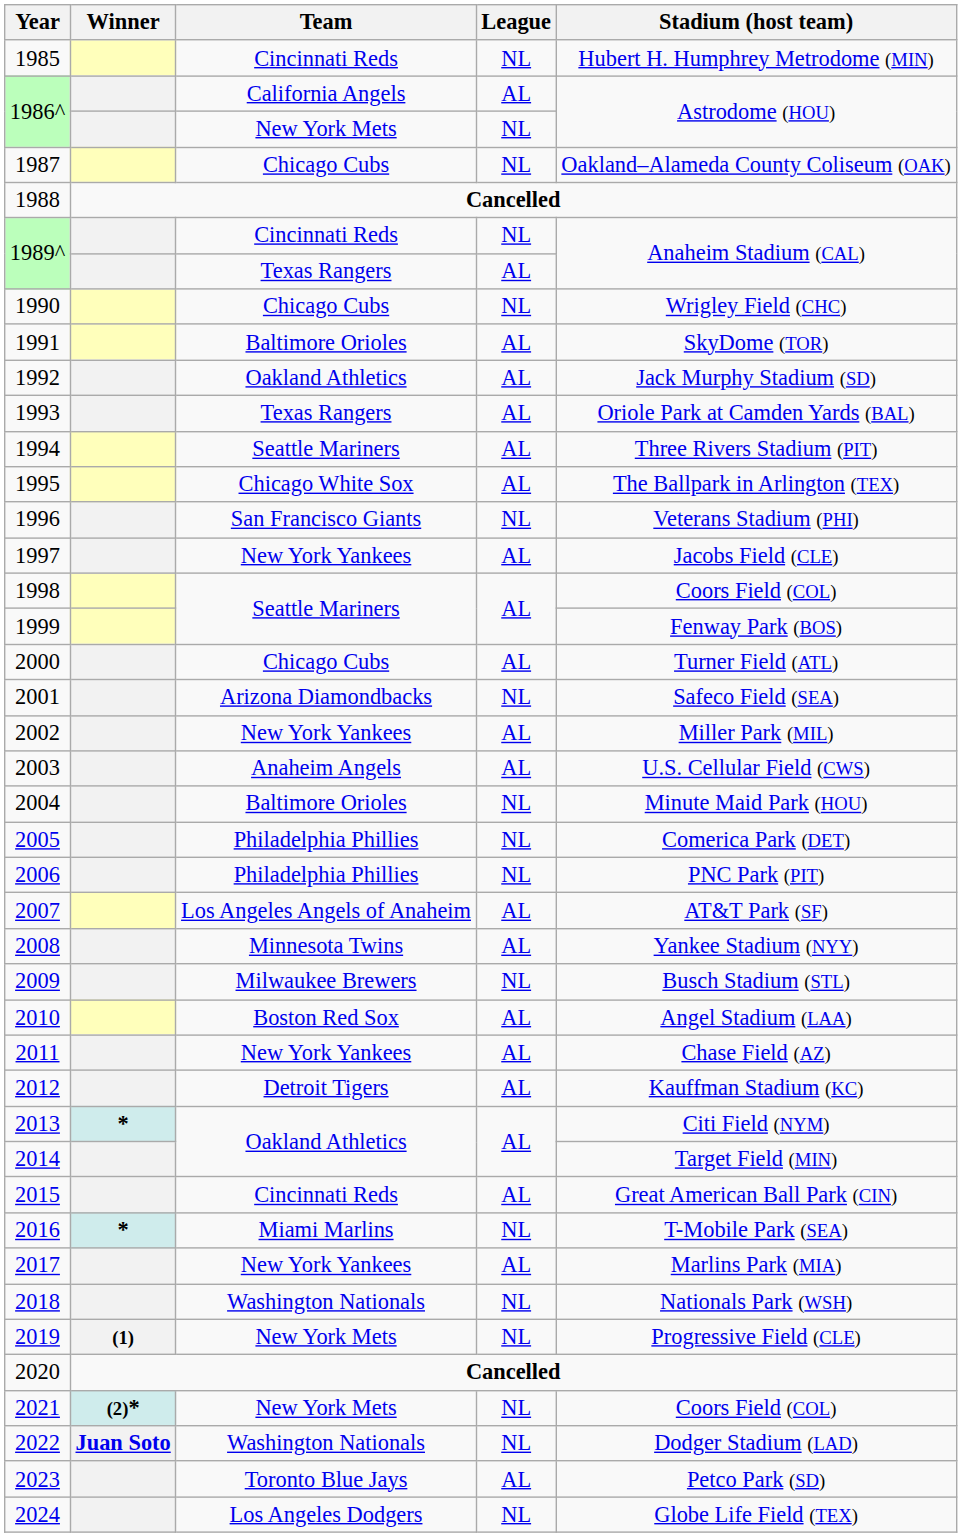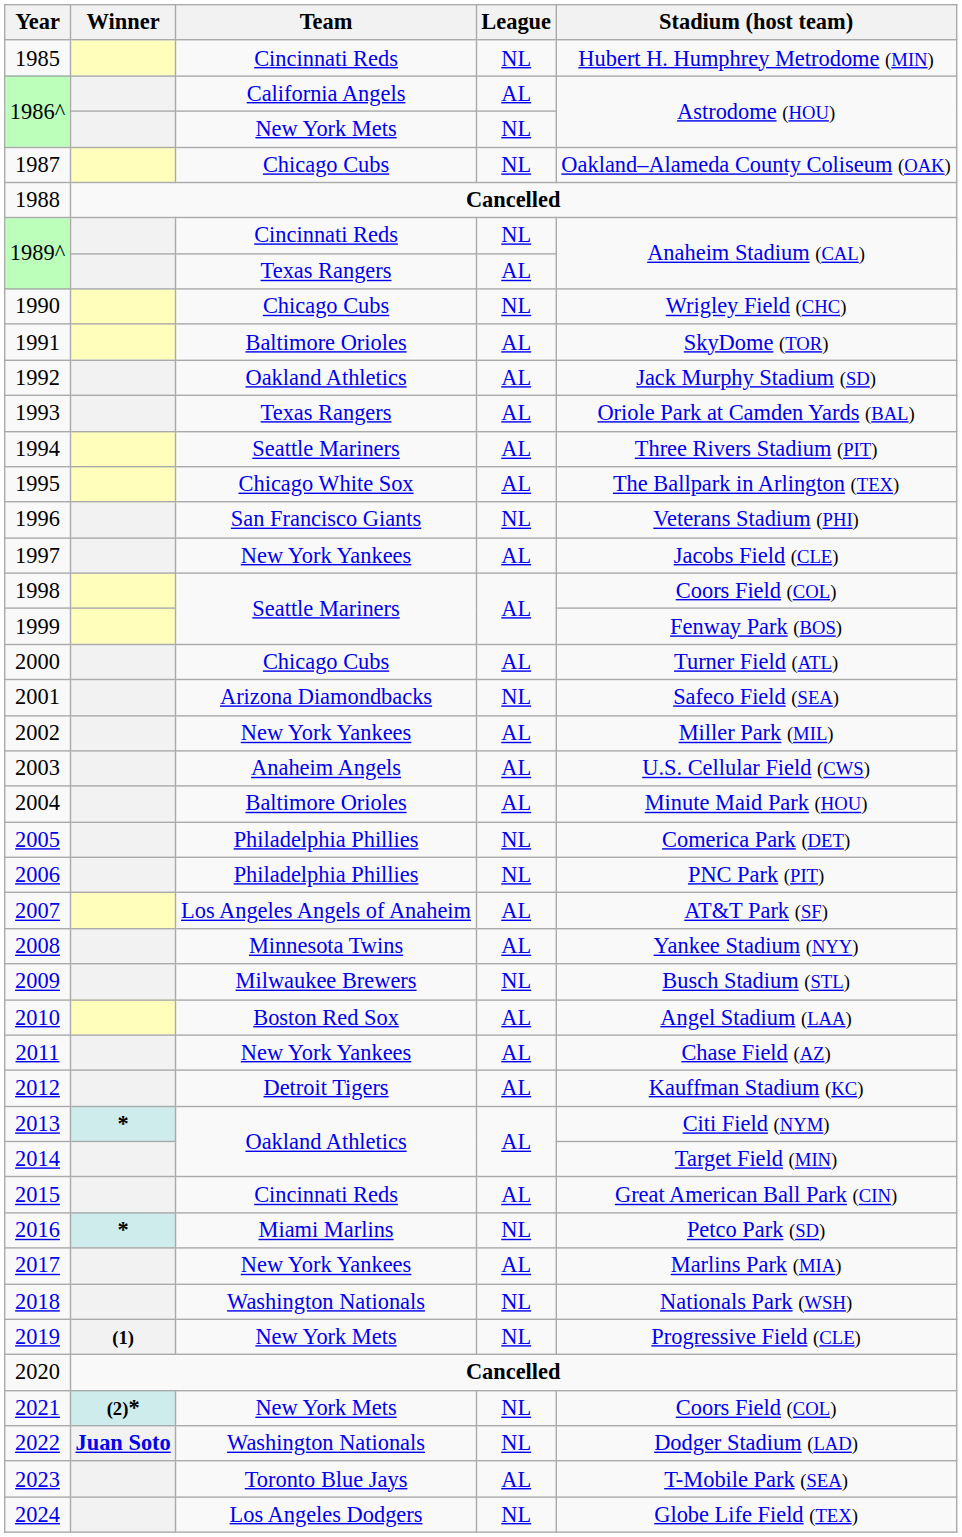(516, 803) NL -> (516, 803) AL
(756, 1230) T-Mobile Park (SEA) -> (756, 1230) Petco Park (SD)
(756, 1478) Petco Park (SD) -> (756, 1478) T-Mobile Park (SEA)
